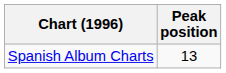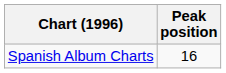(189, 56) 13 -> (189, 56) 16
